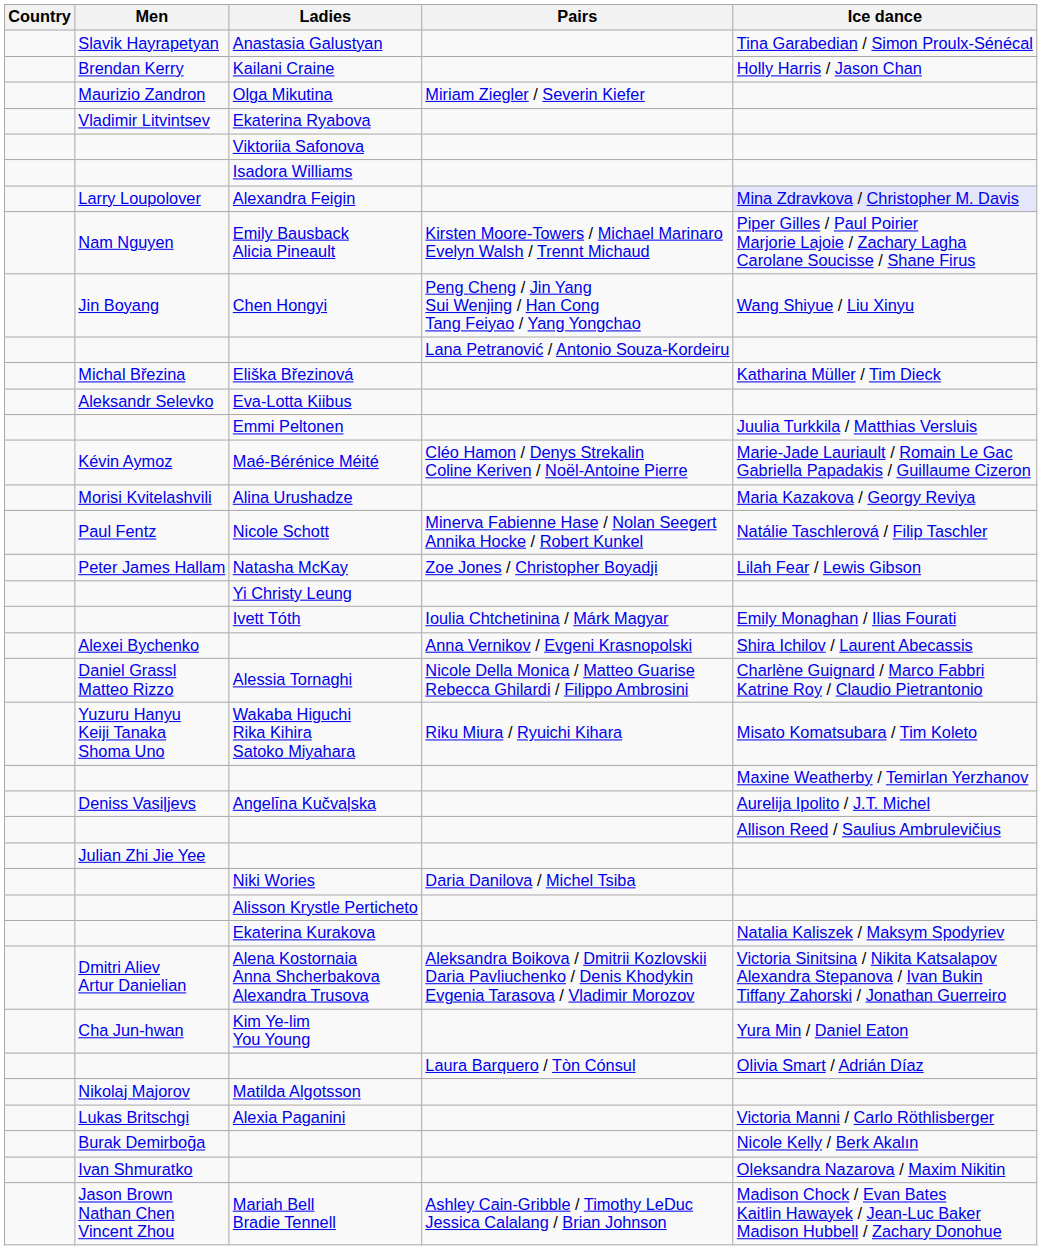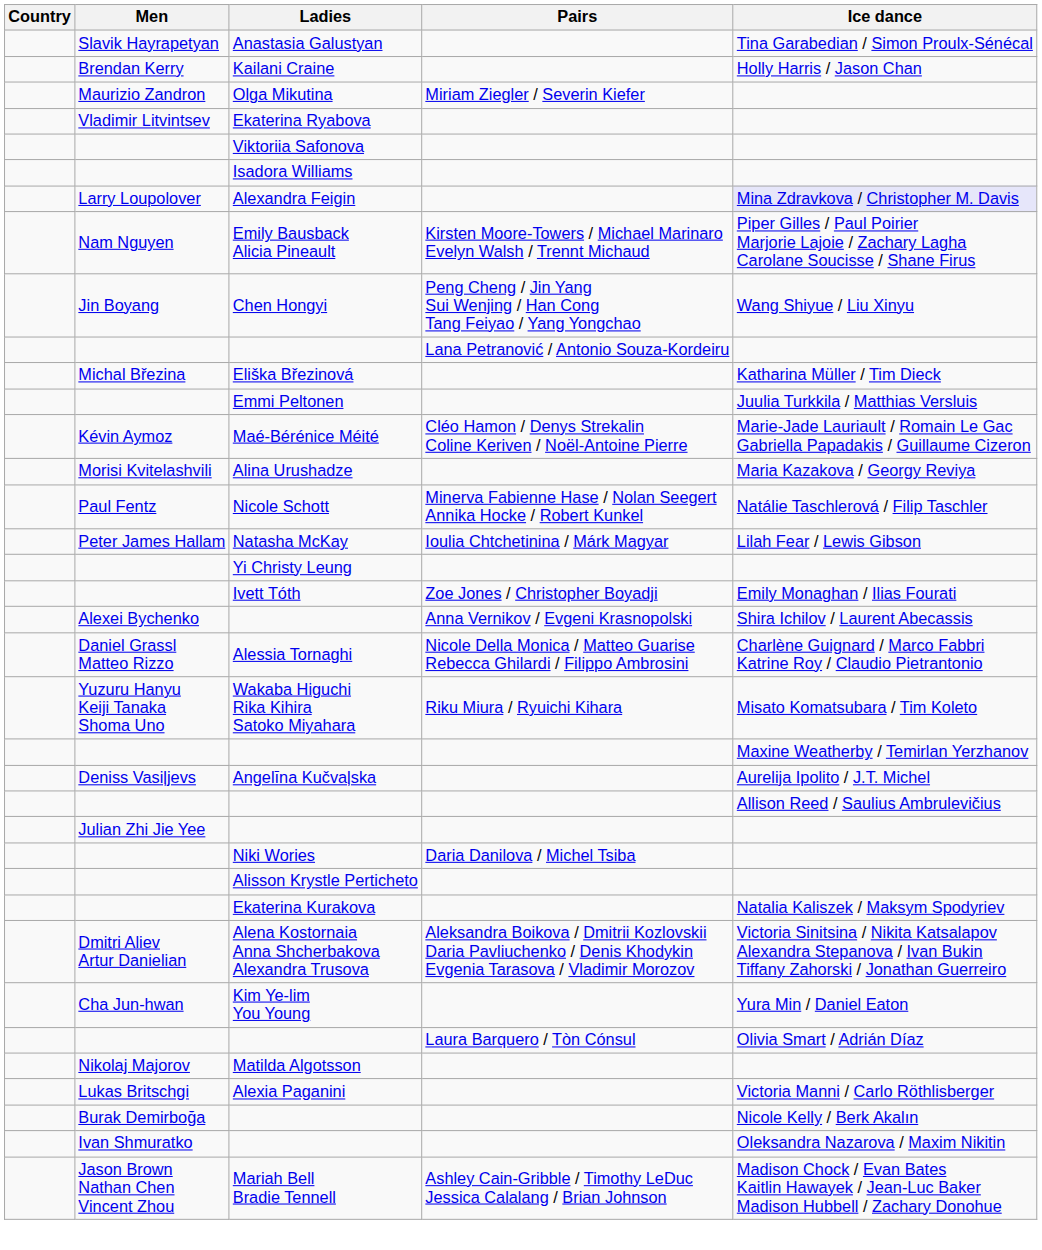- row: (146, 401)
(541, 567) Zoe Jones / Christopher Boyadji -> (547, 541) Ioulia Chtchetinina / Márk Magyar
(547, 619) Ioulia Chtchetinina / Márk Magyar -> (541, 593) Zoe Jones / Christopher Boyadji
